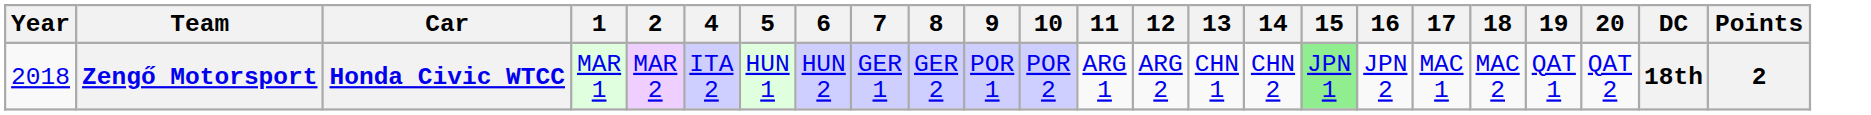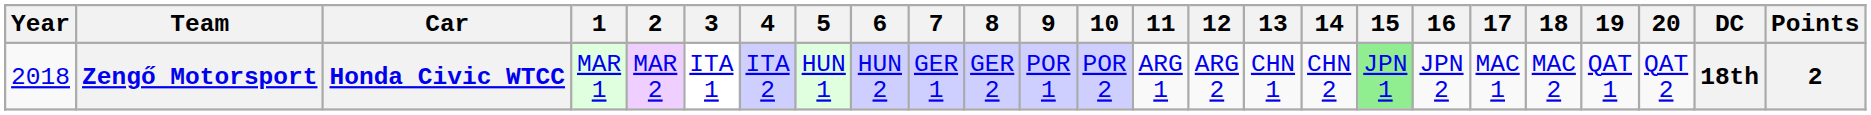+ column: (711, 24)
